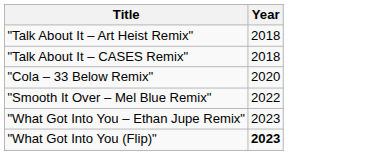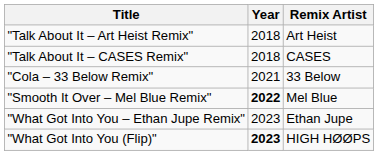+ column: (328, 14)
(266, 77) 2020 -> (266, 77) 2021
(266, 98) normal -> (266, 98) bold
